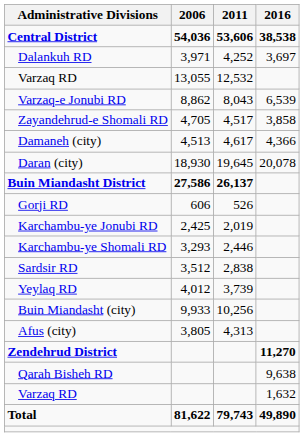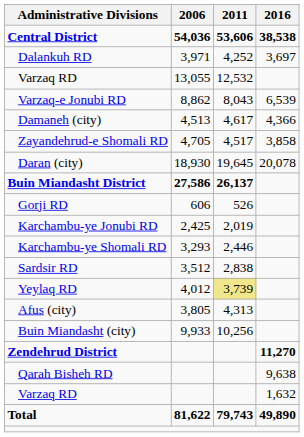rows swapped: (93, 120) <-> (60, 141)
(238, 288) no background -> (238, 288) khaki background
rows swapped: (47, 330) <-> (77, 309)
